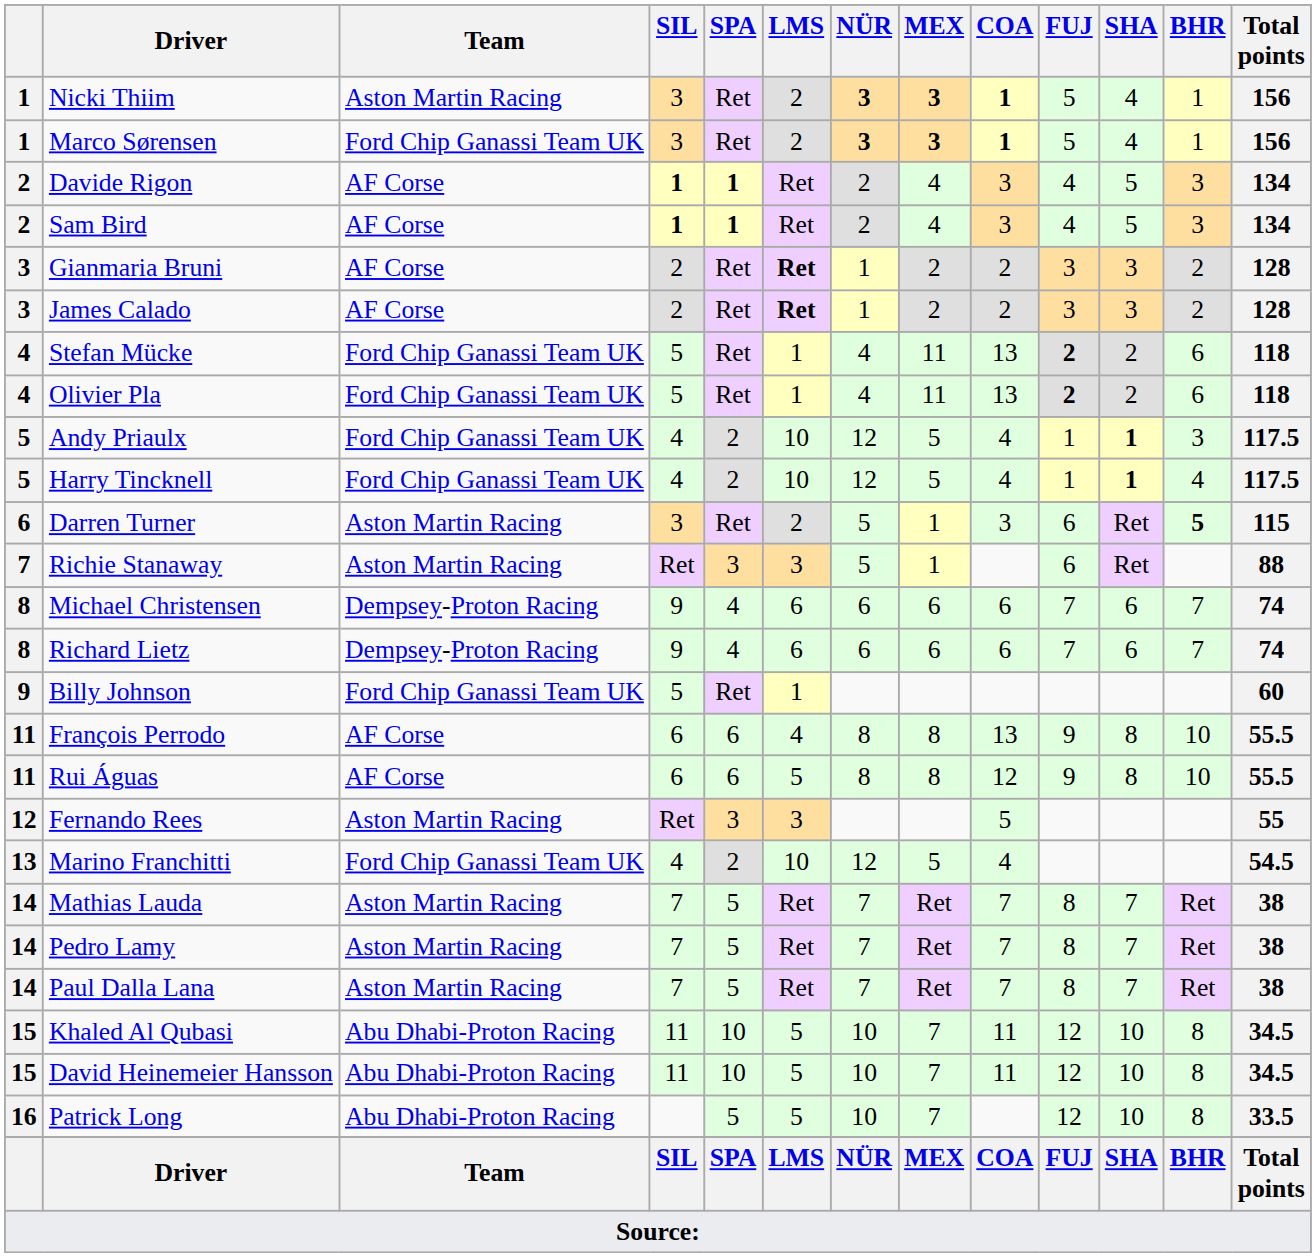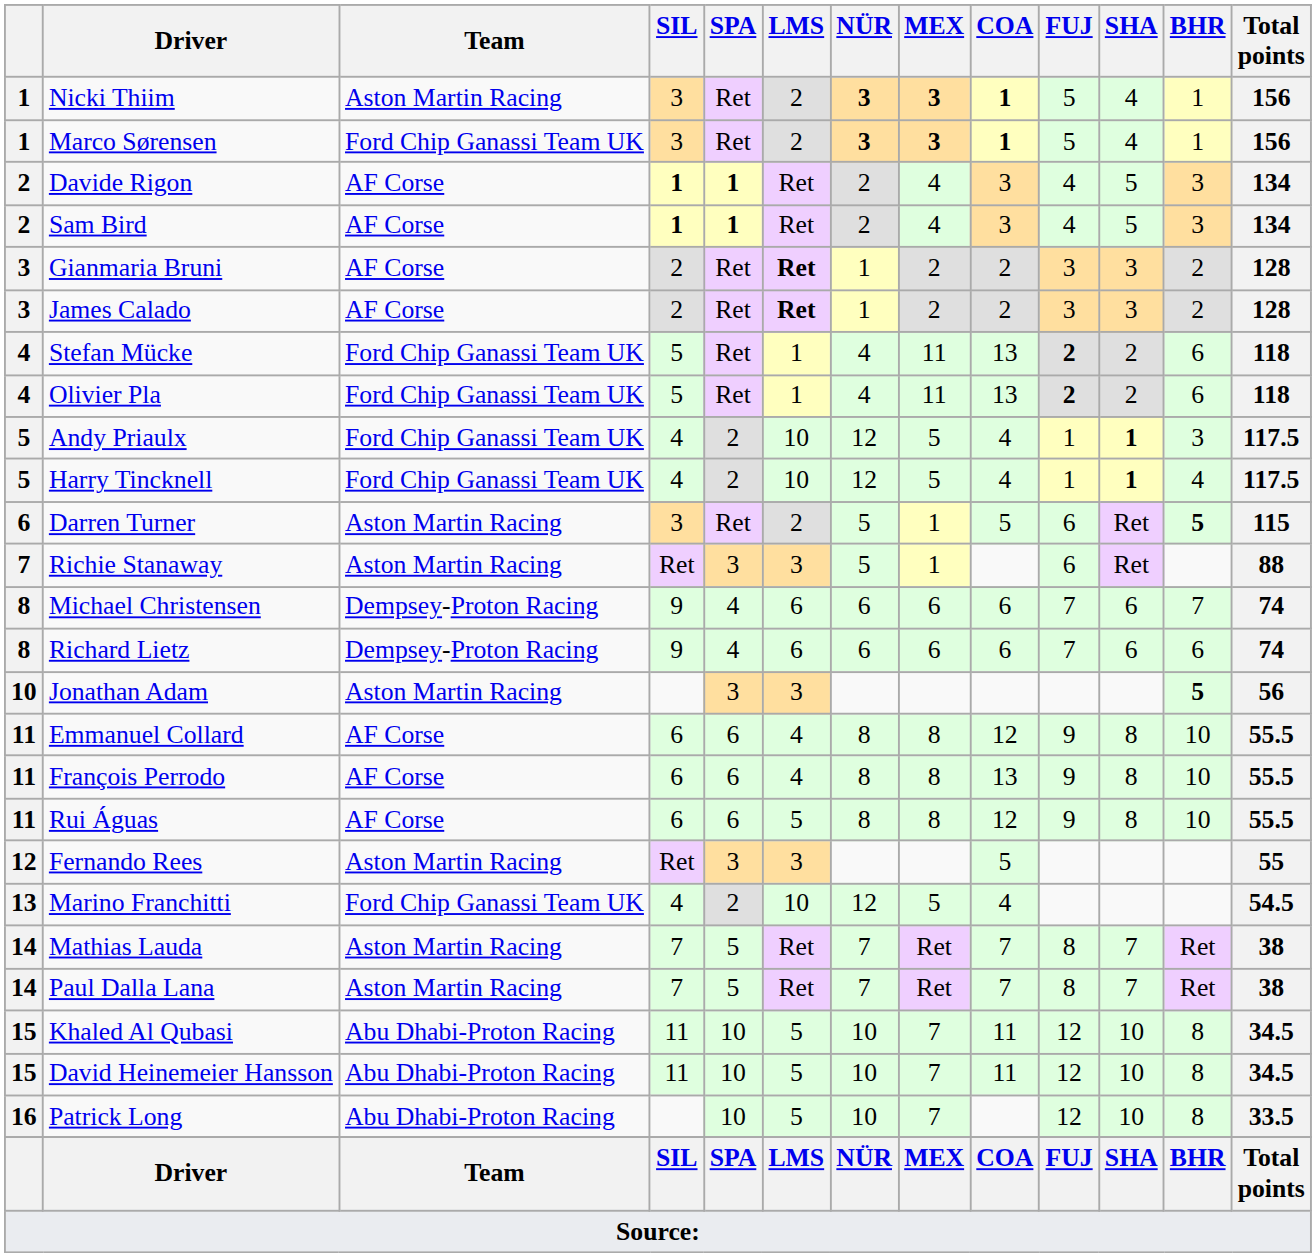(1005, 522) 3 -> (1005, 522) 5
(1198, 649) 7 -> (1198, 649) 6
- row: (120, 691)
+ row: (128, 691)
+ row: (146, 734)
- row: (112, 946)
(733, 1115) 5 -> (733, 1115) 10
